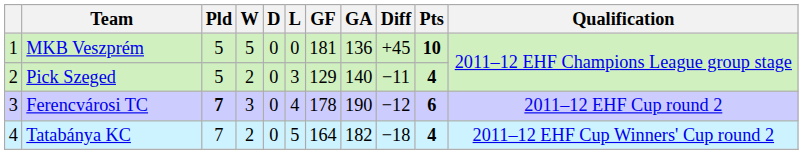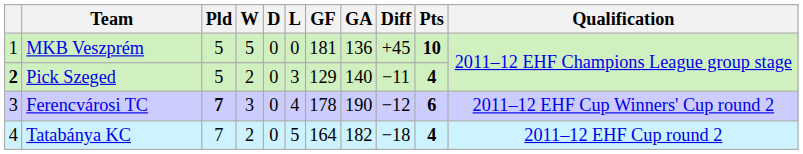(13, 76) normal -> (13, 76) bold
(623, 105) 2011–12 EHF Cup round 2 -> (623, 105) 2011–12 EHF Cup Winners' Cup round 2
(623, 134) 2011–12 EHF Cup Winners' Cup round 2 -> (623, 134) 2011–12 EHF Cup round 2
